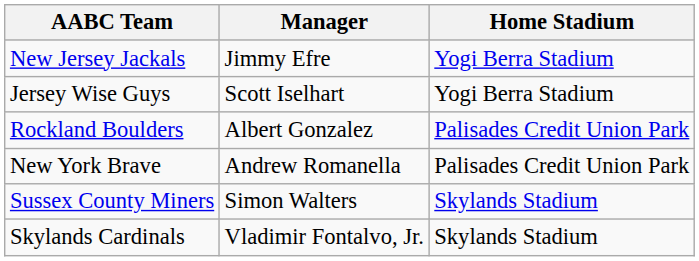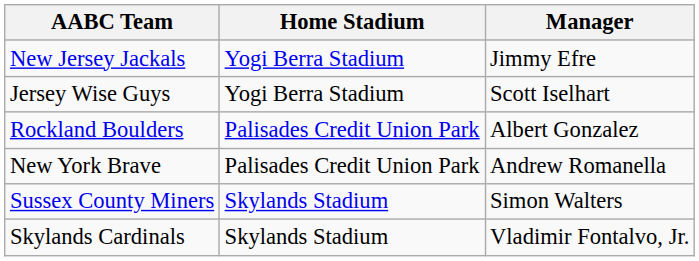columns swapped: (324, 22) <-> (562, 22)
